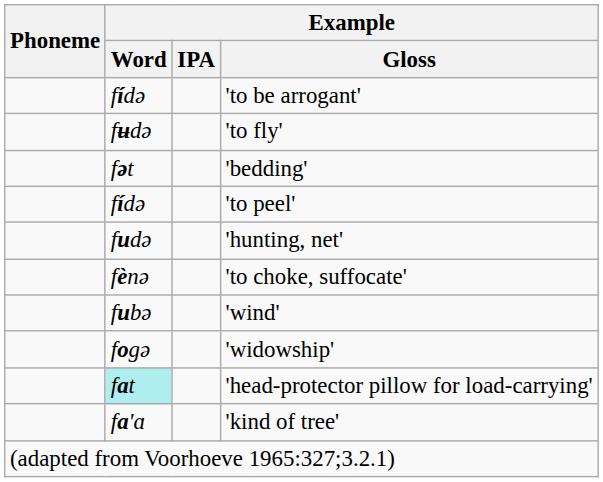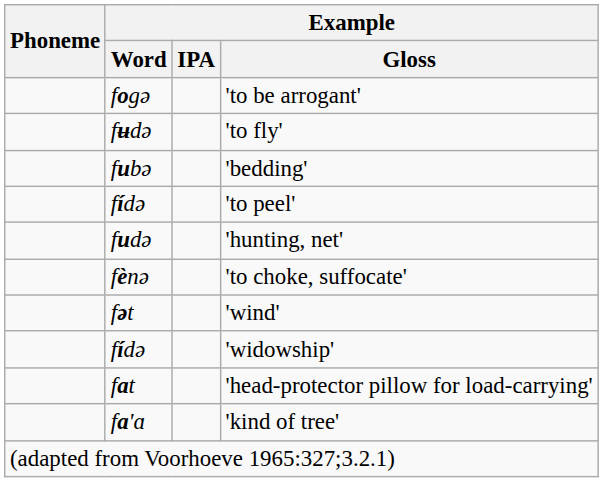(128, 95) fídə -> (130, 95) fogə
(122, 167) fət -> (131, 167) fubə
(131, 312) fubə -> (122, 312) fət
(130, 349) fogə -> (128, 349) fídə
(123, 385) paleturquoise background -> (123, 385) no background
